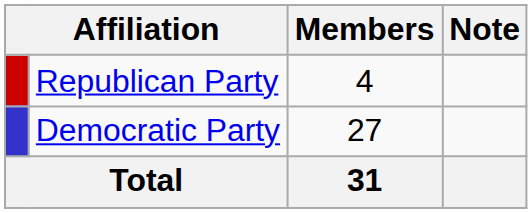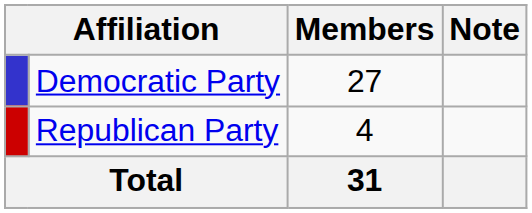rows swapped: (158, 130) <-> (157, 80)
